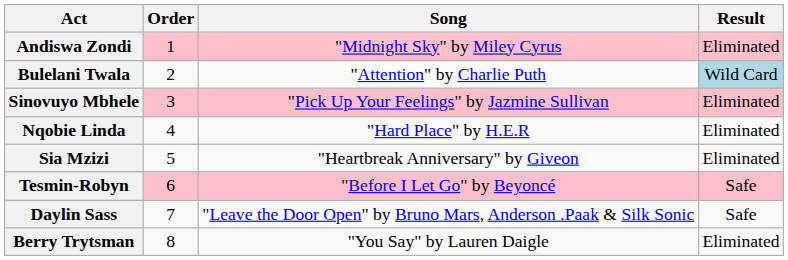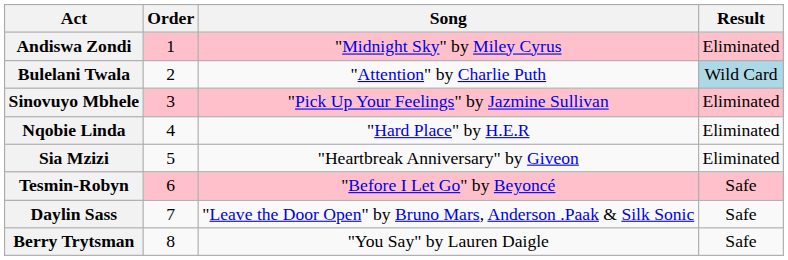(741, 241) Eliminated -> (741, 241) Safe
